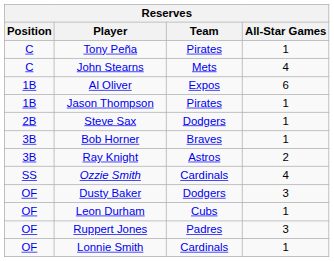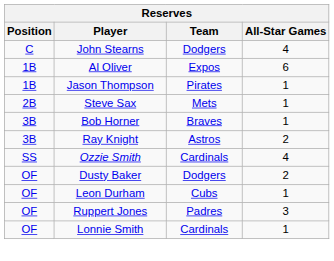- row: (110, 49)
(204, 67) Mets -> (204, 49) Dodgers
(204, 121) Dodgers -> (204, 103) Mets
(286, 193) 3 -> (286, 175) 2
